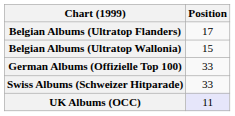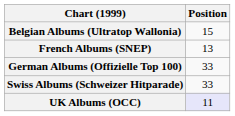- row: (95, 31)
+ row: (95, 48)
